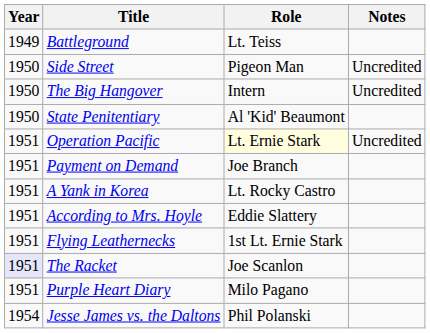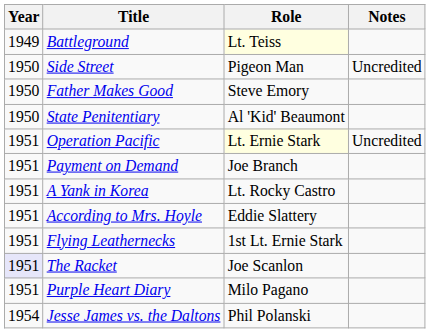(254, 41) no background -> (254, 41) lightyellow background
+ row: (110, 91)
- row: (105, 91)
